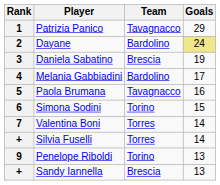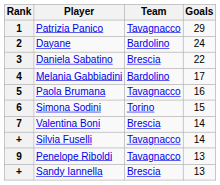(199, 44) khaki background -> (199, 44) no background
(199, 60) 19 -> (199, 60) 22
(141, 124) Torres -> (144, 124) Brescia
(141, 140) Torres -> (154, 140) Tavagnacco
(141, 156) Torino -> (154, 156) Tavagnacco
